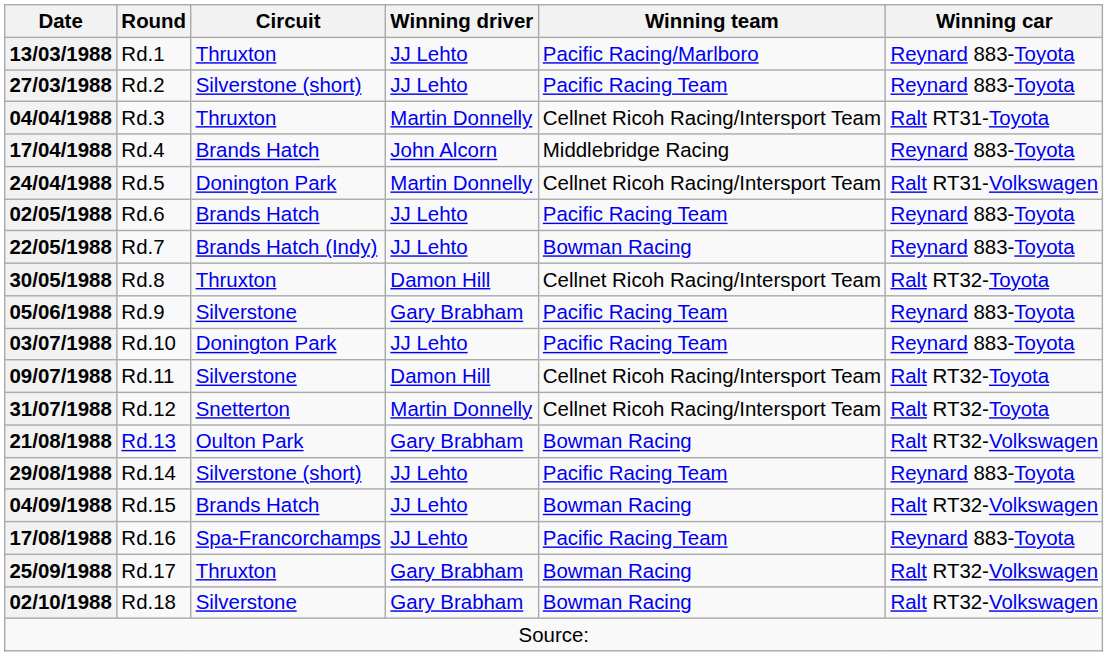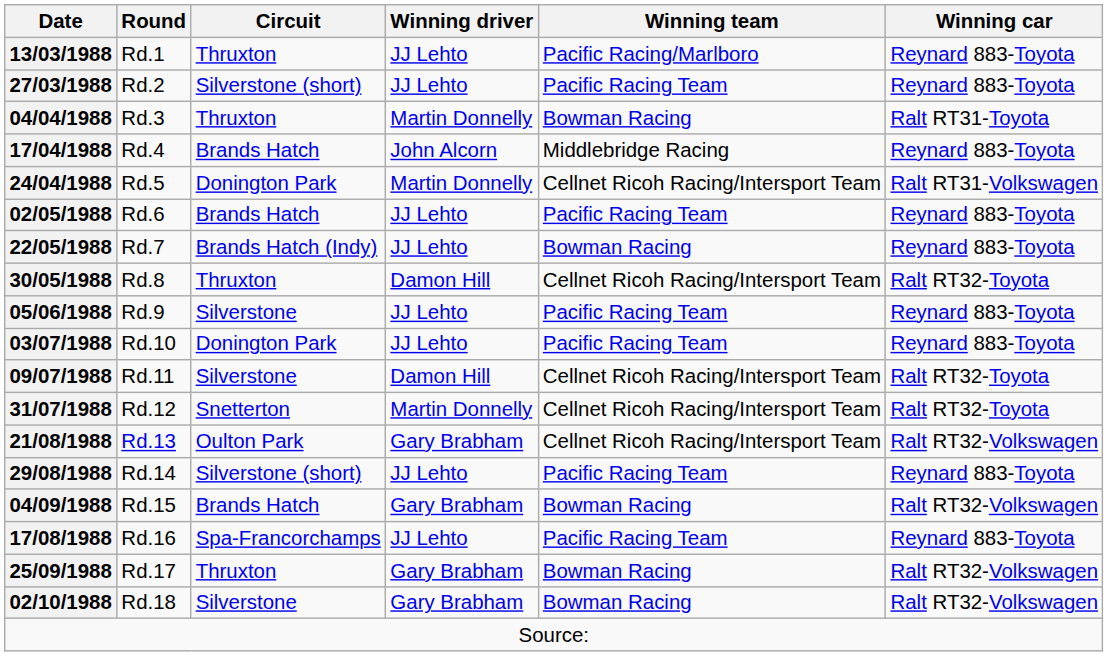(712, 118) Cellnet Ricoh Racing/Intersport Team -> (617, 118) Bowman Racing
(457, 312) Gary Brabham -> (429, 312) JJ Lehto
(617, 441) Bowman Racing -> (712, 441) Cellnet Ricoh Racing/Intersport Team
(429, 506) JJ Lehto -> (457, 506) Gary Brabham
